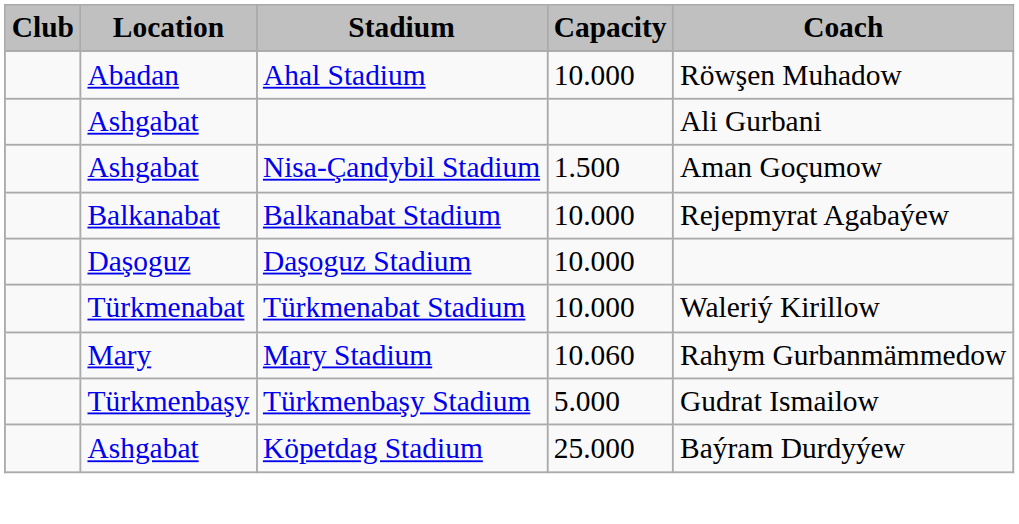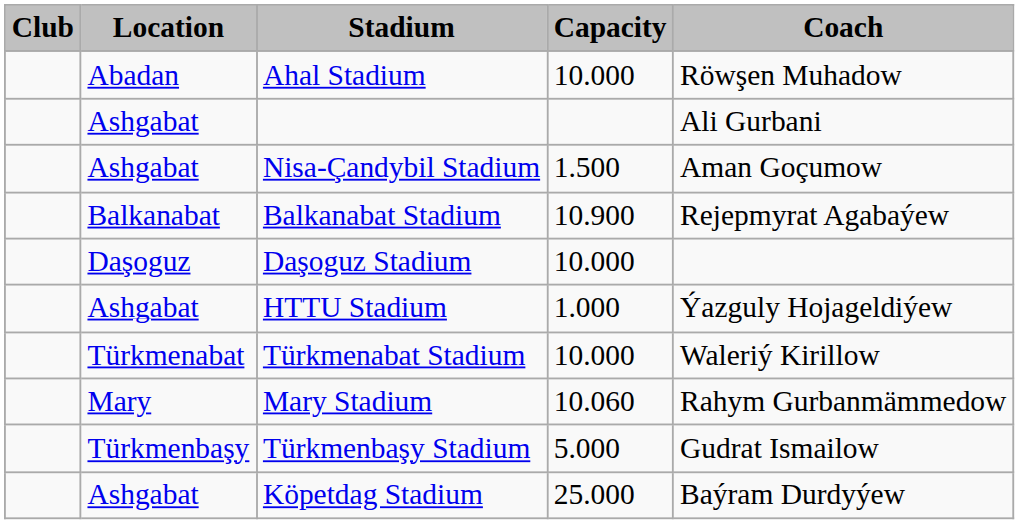(594, 214) 10.000 -> (594, 214) 10.900
+ row: (355, 307)
